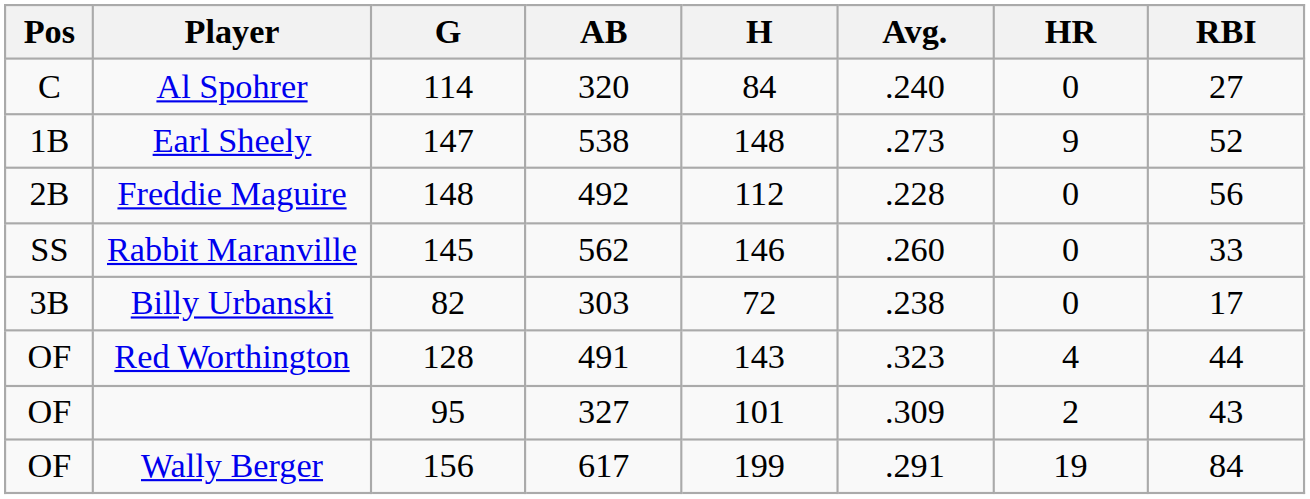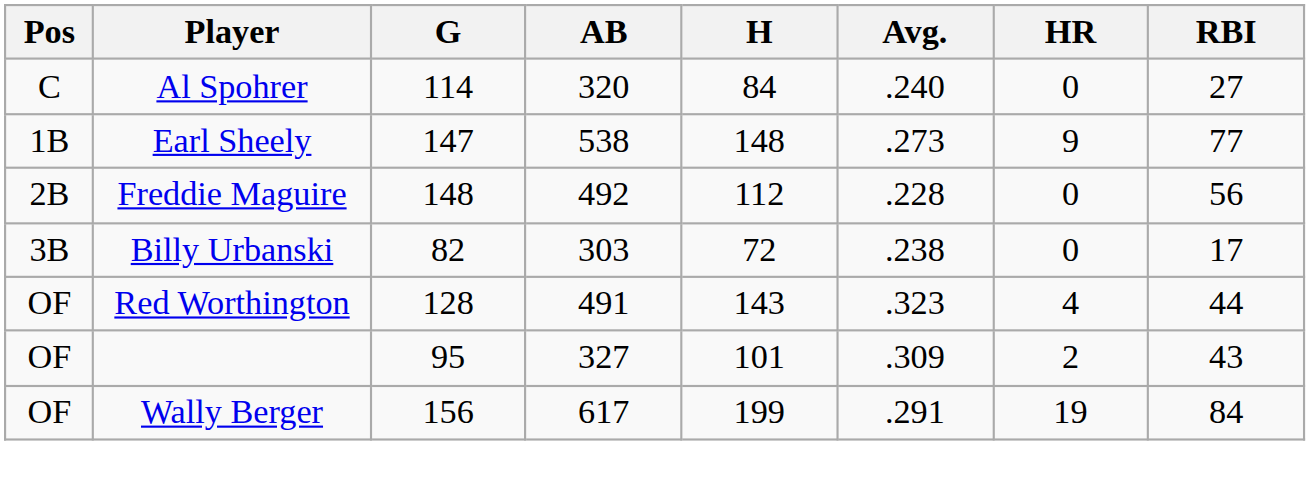(1226, 140) 52 -> (1226, 140) 77
- row: (232, 248)
